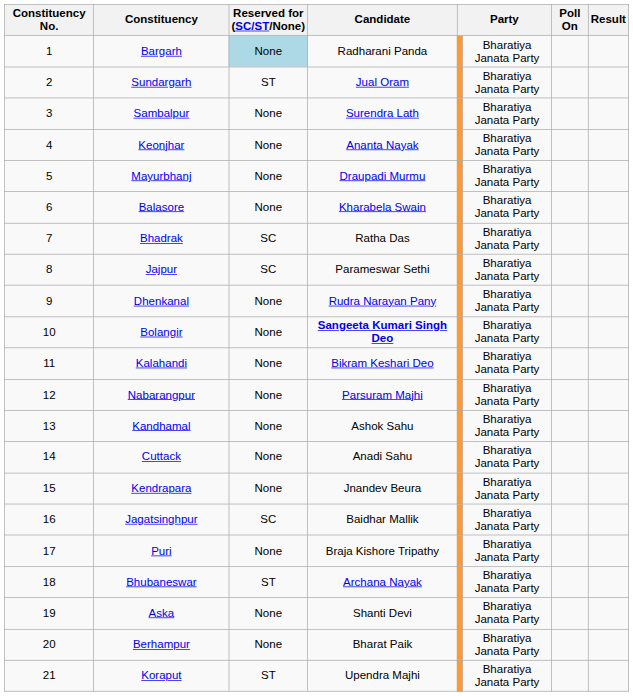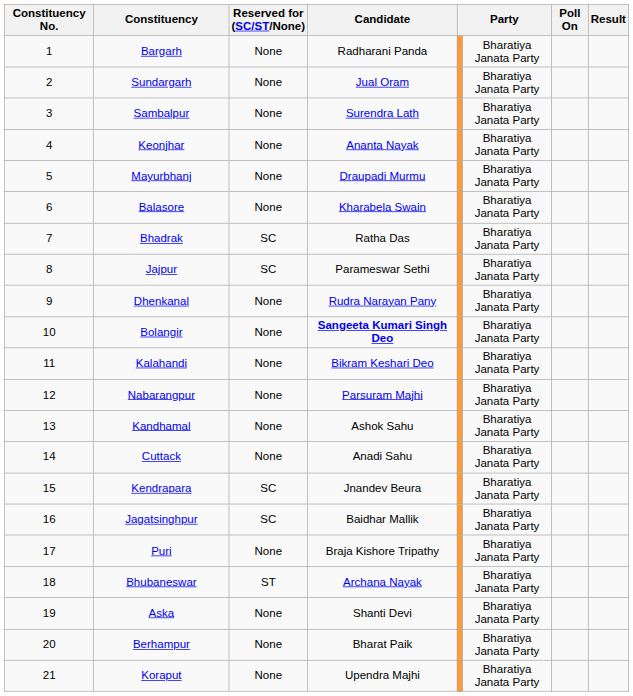(268, 51) lightblue background -> (268, 51) no background
(268, 82) ST -> (268, 82) None
(268, 488) None -> (268, 488) SC
(268, 675) ST -> (268, 675) None
